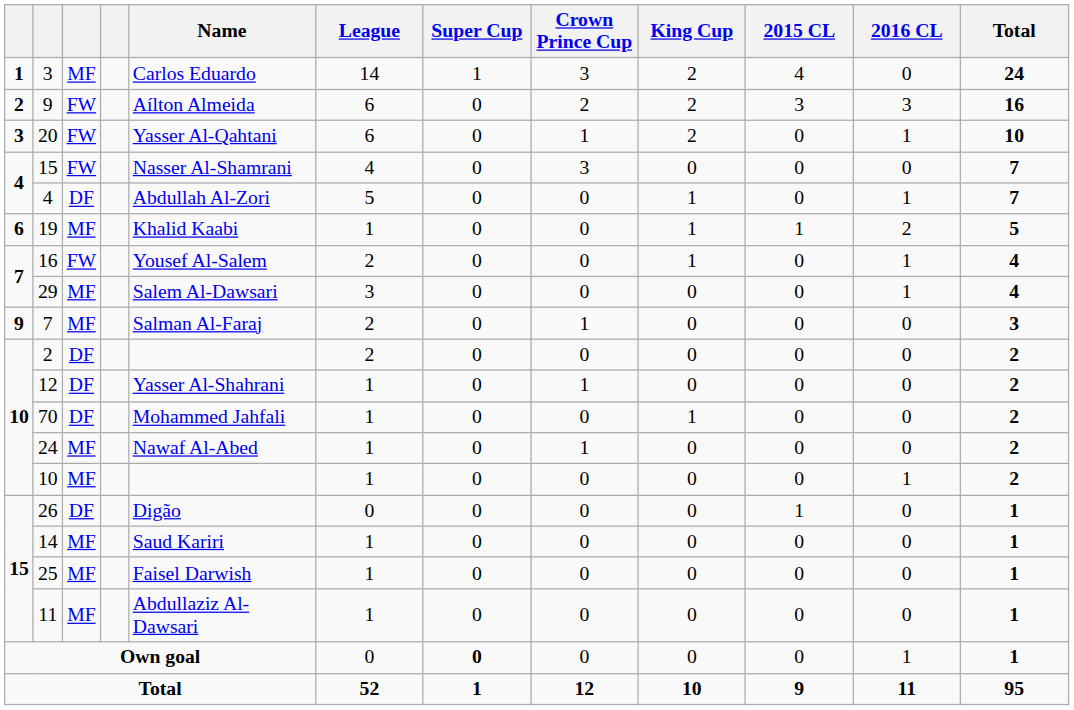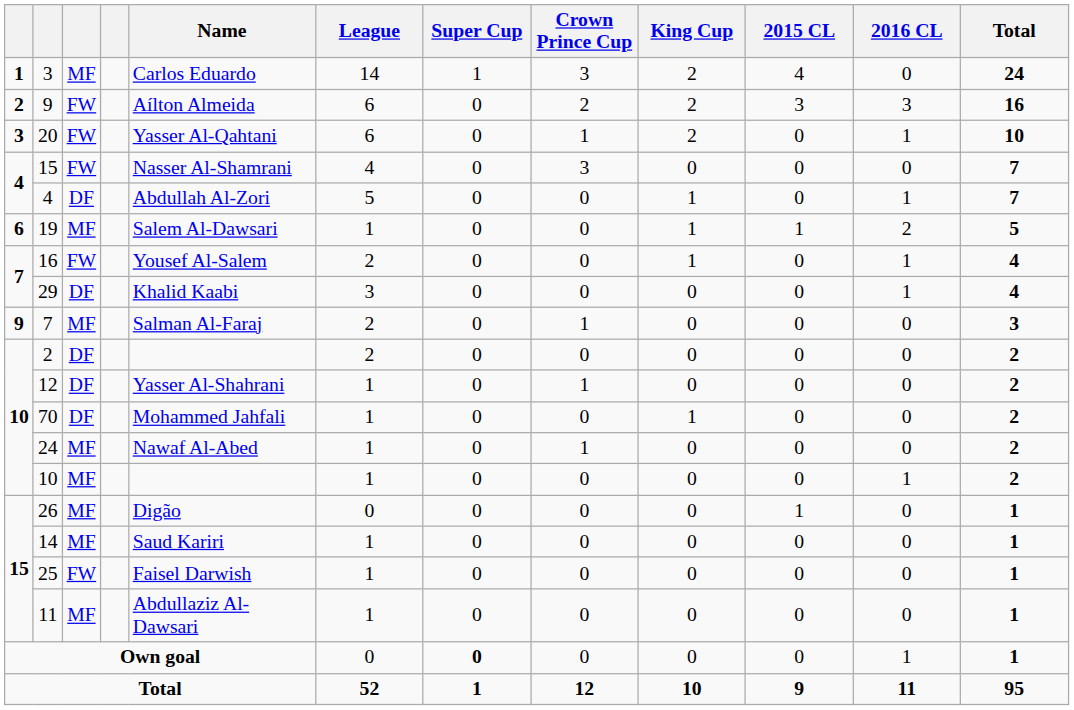(186, 229) Khalid Kaabi -> (205, 229) Salem Al-Dawsari
(81, 291) MF -> (81, 291) DF
(205, 291) Salem Al-Dawsari -> (186, 291) Khalid Kaabi
(81, 510) DF -> (81, 510) MF
(81, 572) MF -> (81, 572) FW
